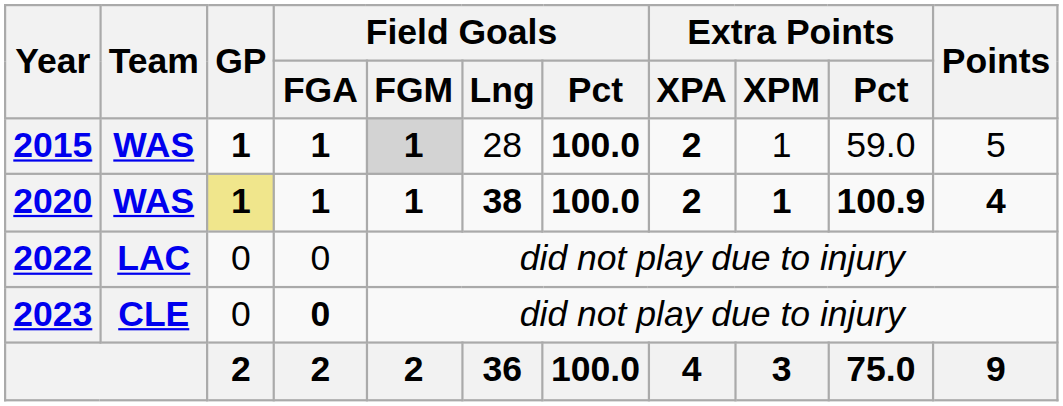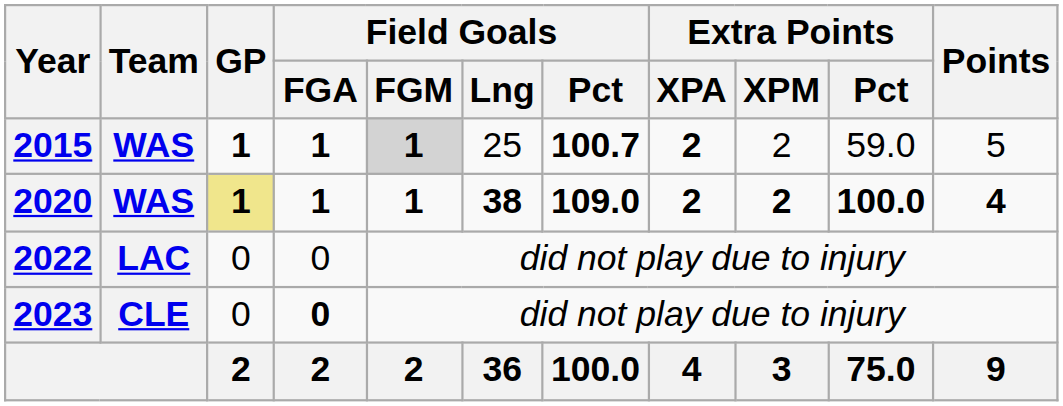(502, 145) 28 -> (502, 145) 25
(596, 145) 100.0 -> (596, 145) 100.7
(782, 145) 1 -> (782, 145) 2
(596, 201) 100.0 -> (596, 201) 109.0
(782, 201) 1 -> (782, 201) 2
(881, 201) 100.9 -> (881, 201) 100.0
